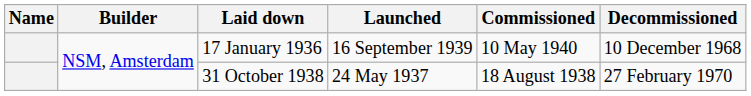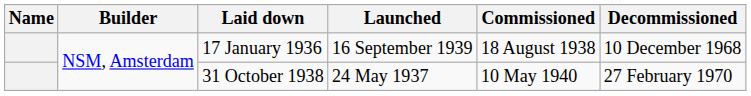(529, 47) 10 May 1940 -> (538, 47) 18 August 1938
(538, 76) 18 August 1938 -> (529, 76) 10 May 1940
